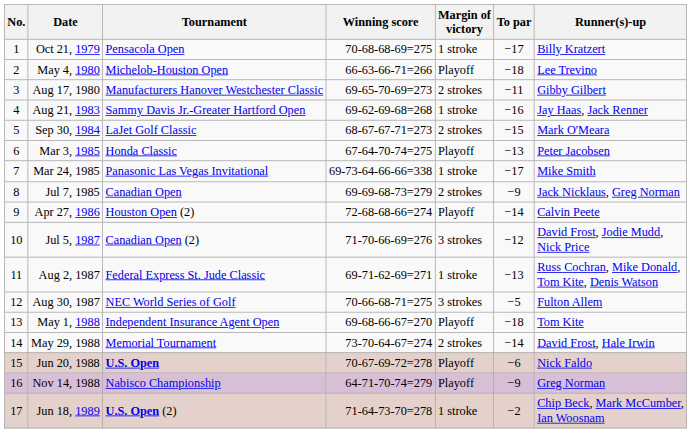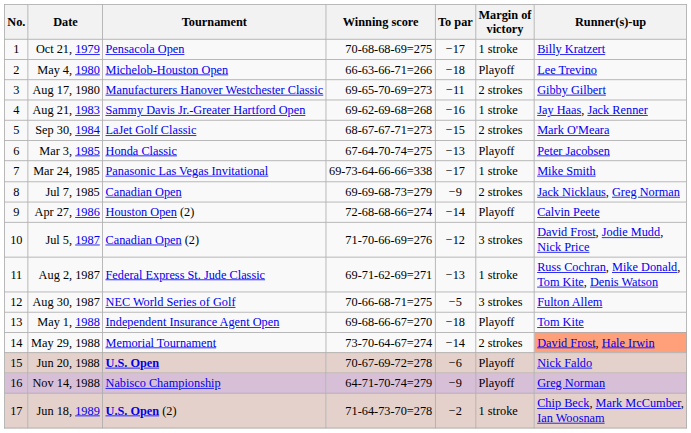columns swapped: (514, 22) <-> (464, 22)
(596, 342) no background -> (596, 342) lightsalmon background
